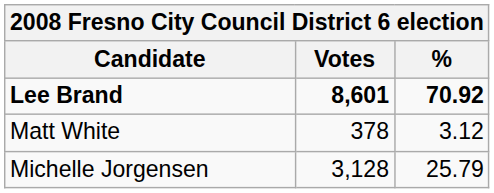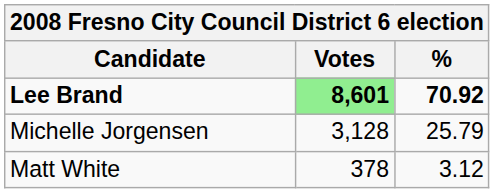(360, 95) no background -> (360, 95) lightgreen background
rows swapped: (109, 168) <-> (65, 132)
